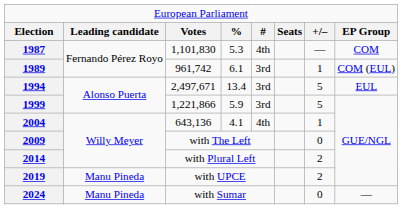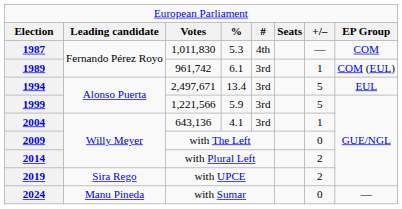(193, 49) 1,101,830 -> (193, 49) 1,011,830
(193, 103) 1,221,866 -> (193, 103) 1,221,566
(263, 121) 4th -> (263, 121) 3rd
(115, 176) Manu Pineda -> (115, 176) Sira Rego
